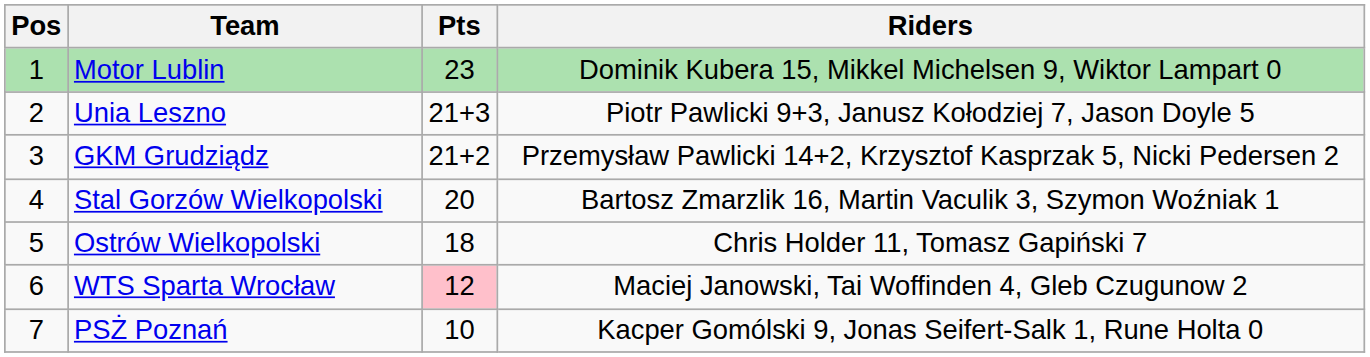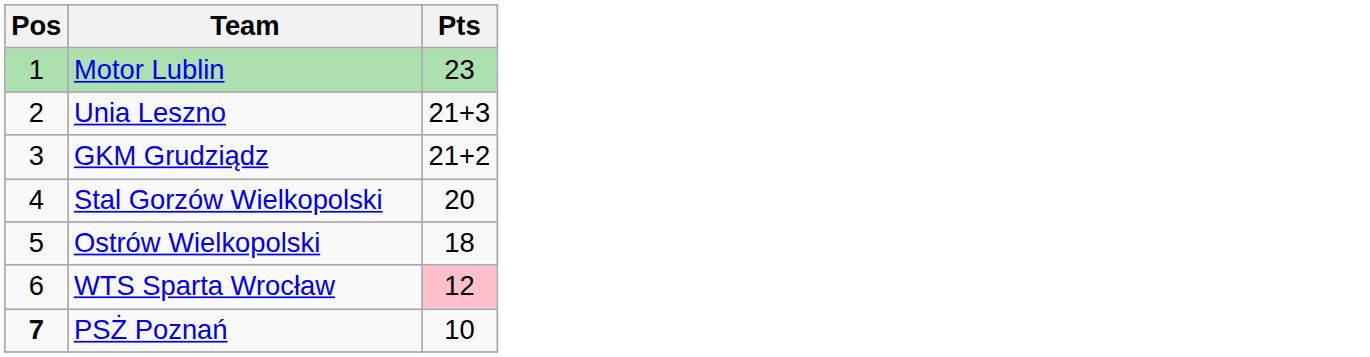- column: (930, 26)
(36, 329) normal -> (36, 329) bold
